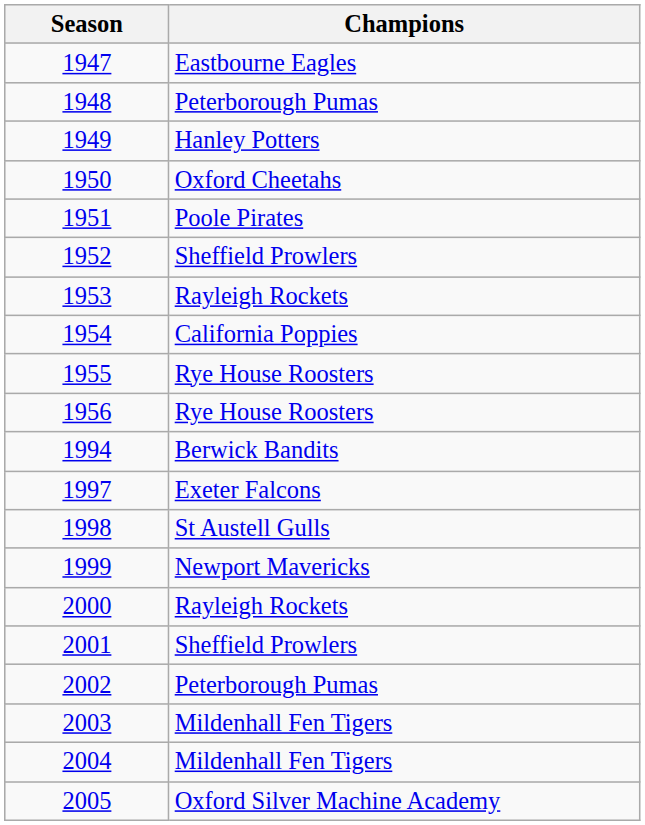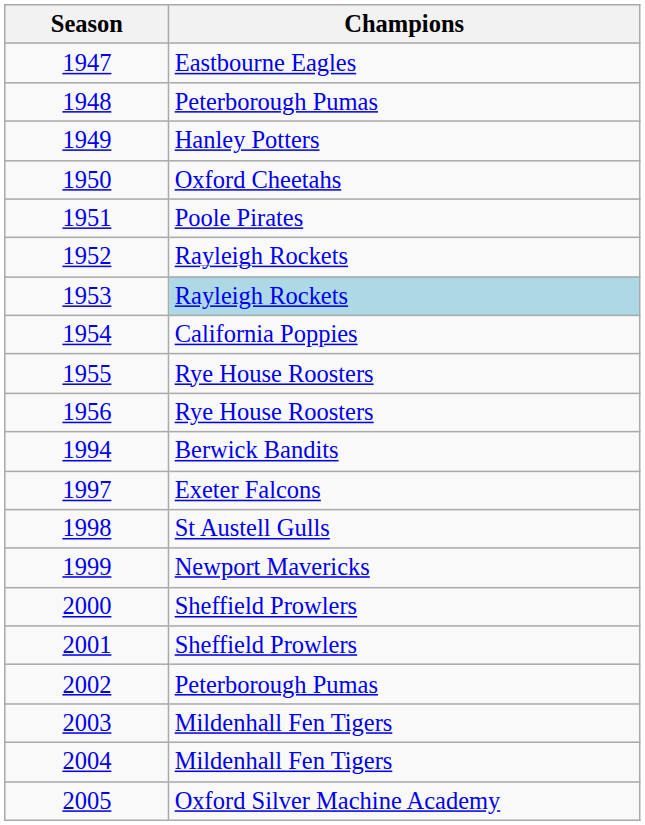(266, 256) Sheffield Prowlers -> (261, 256) Rayleigh Rockets
(261, 295) no background -> (261, 295) lightblue background
(261, 606) Rayleigh Rockets -> (266, 606) Sheffield Prowlers
